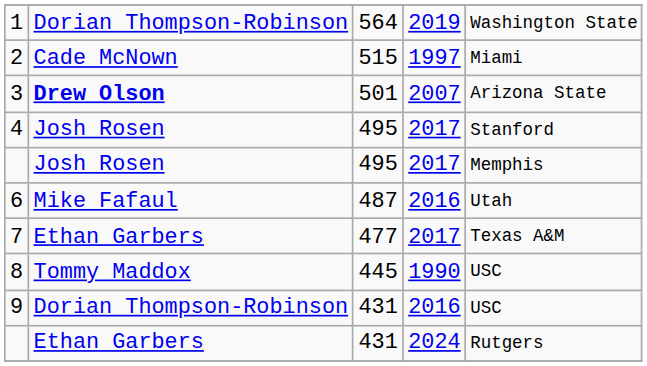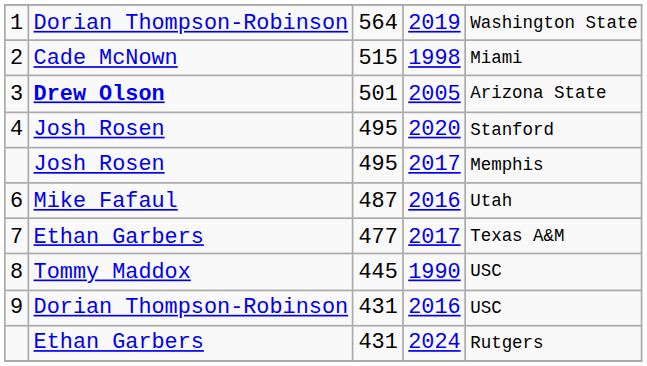(434, 58) 1997 -> (434, 58) 1998
(434, 94) 2007 -> (434, 94) 2005
(434, 129) 2017 -> (434, 129) 2020
